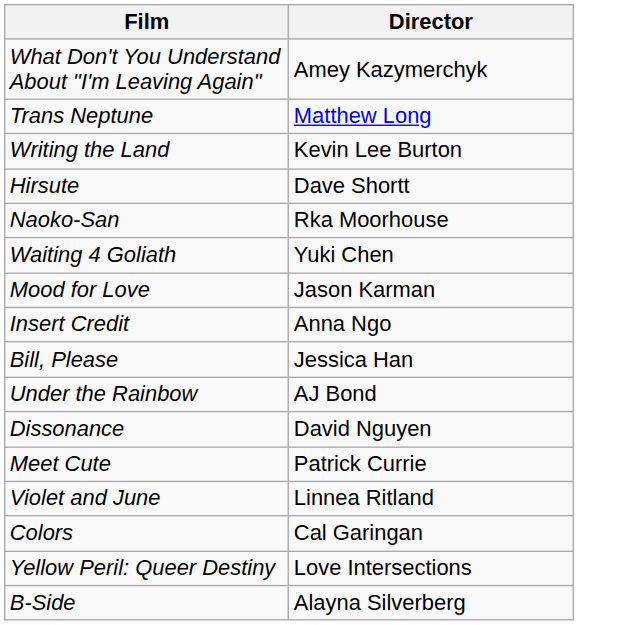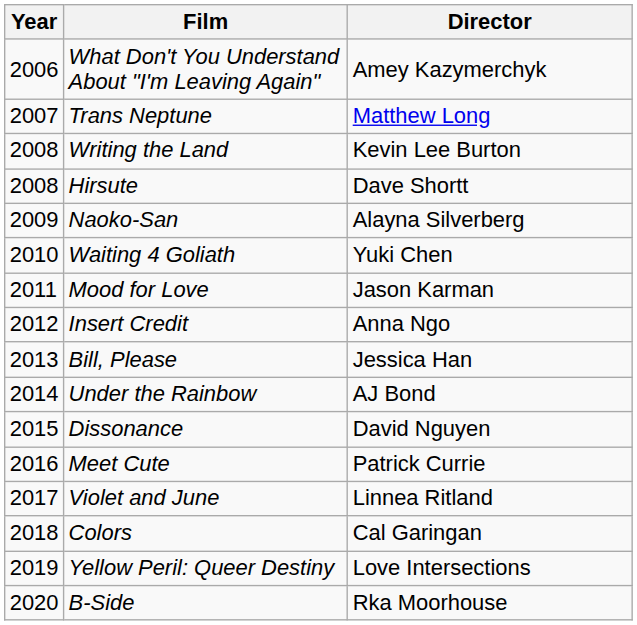+ column: (34, 21)
(371, 220) Rka Moorhouse -> (439, 220) Alayna Silverberg
(380, 602) Alayna Silverberg -> (430, 602) Rka Moorhouse
